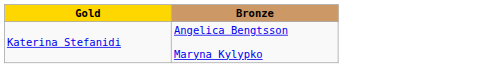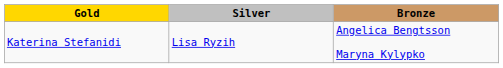+ column: (251, 13)
